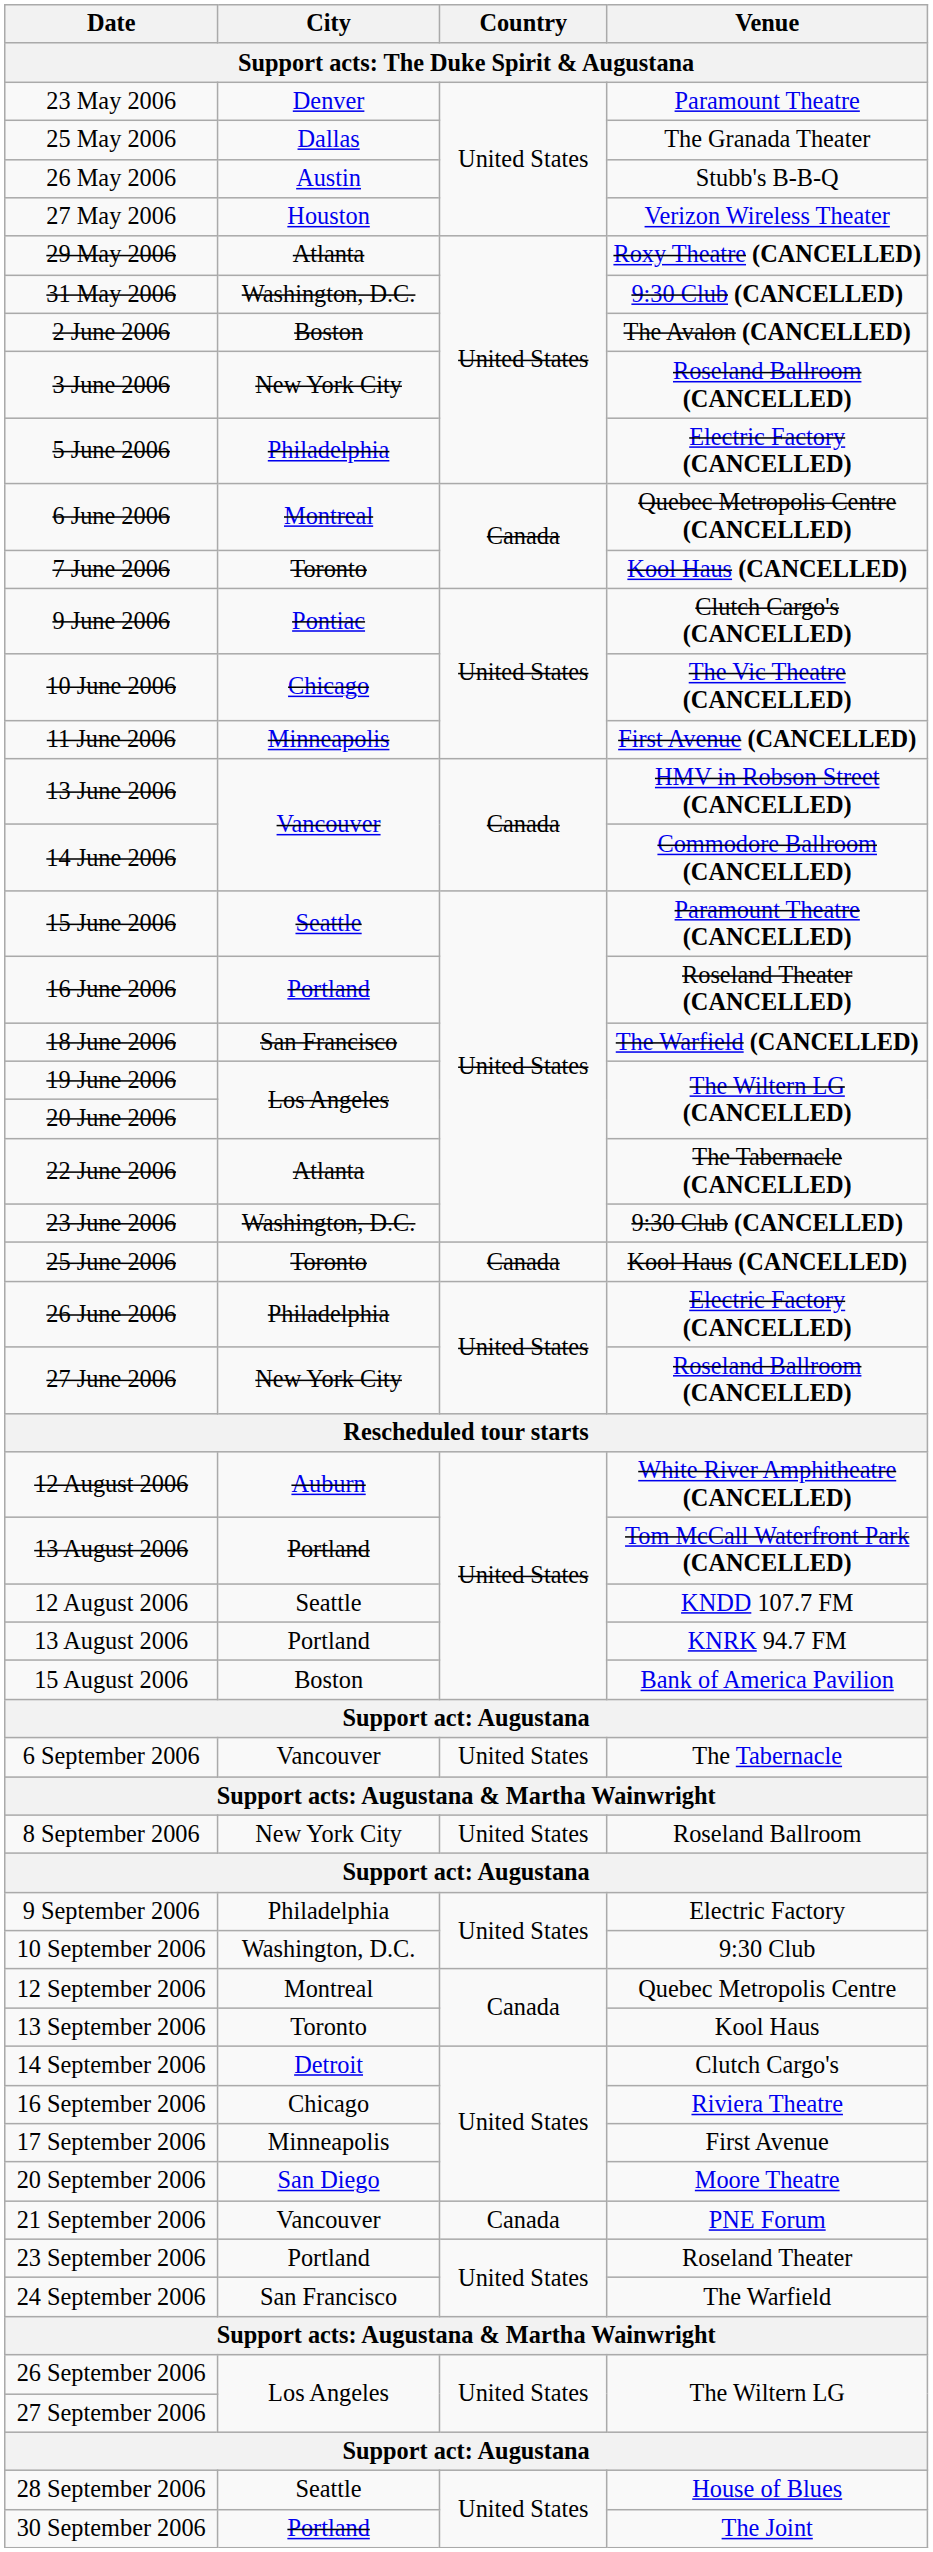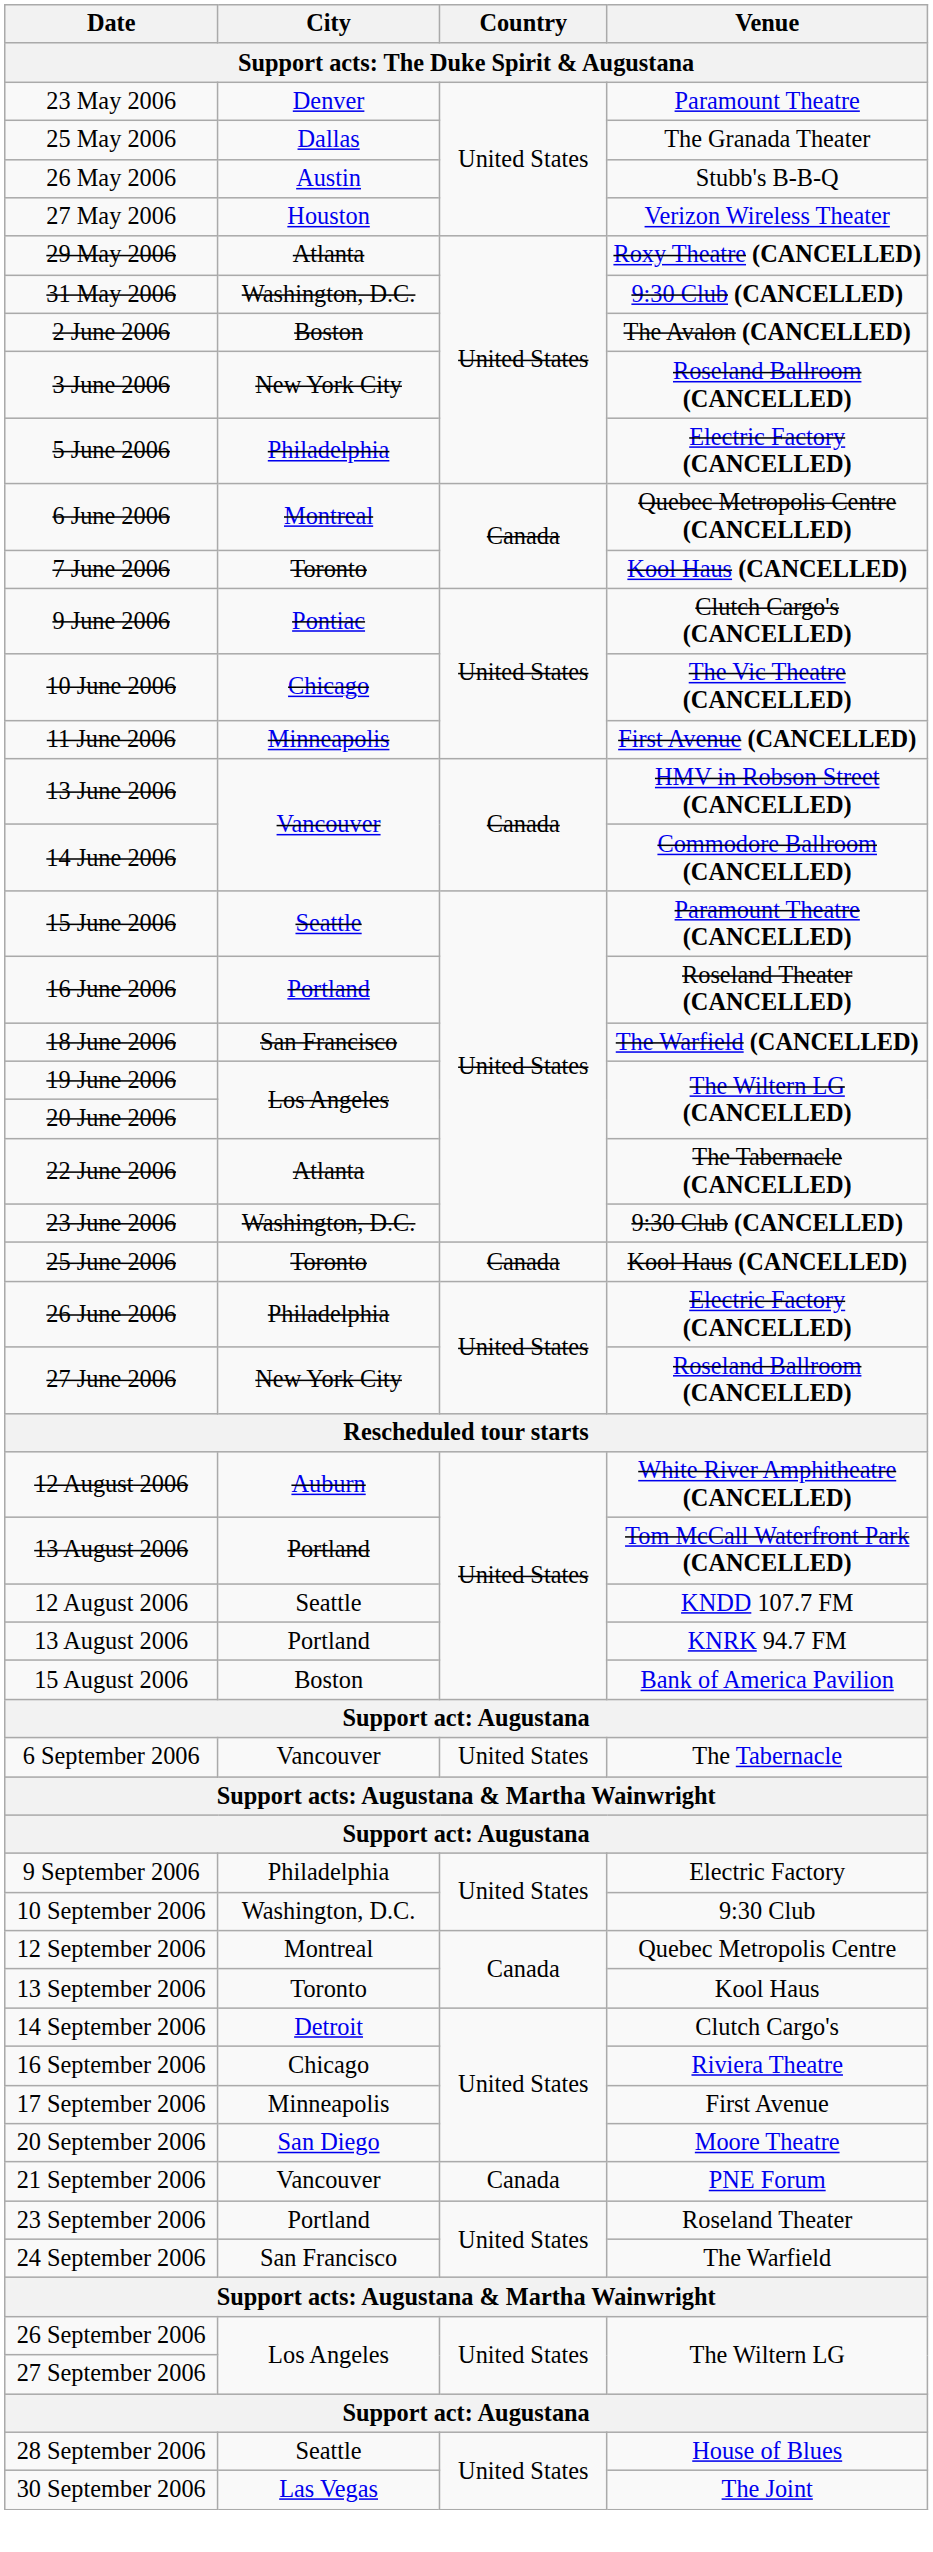- row: (111, 1833)
(329, 2528) Portland -> (329, 2489) Las Vegas
